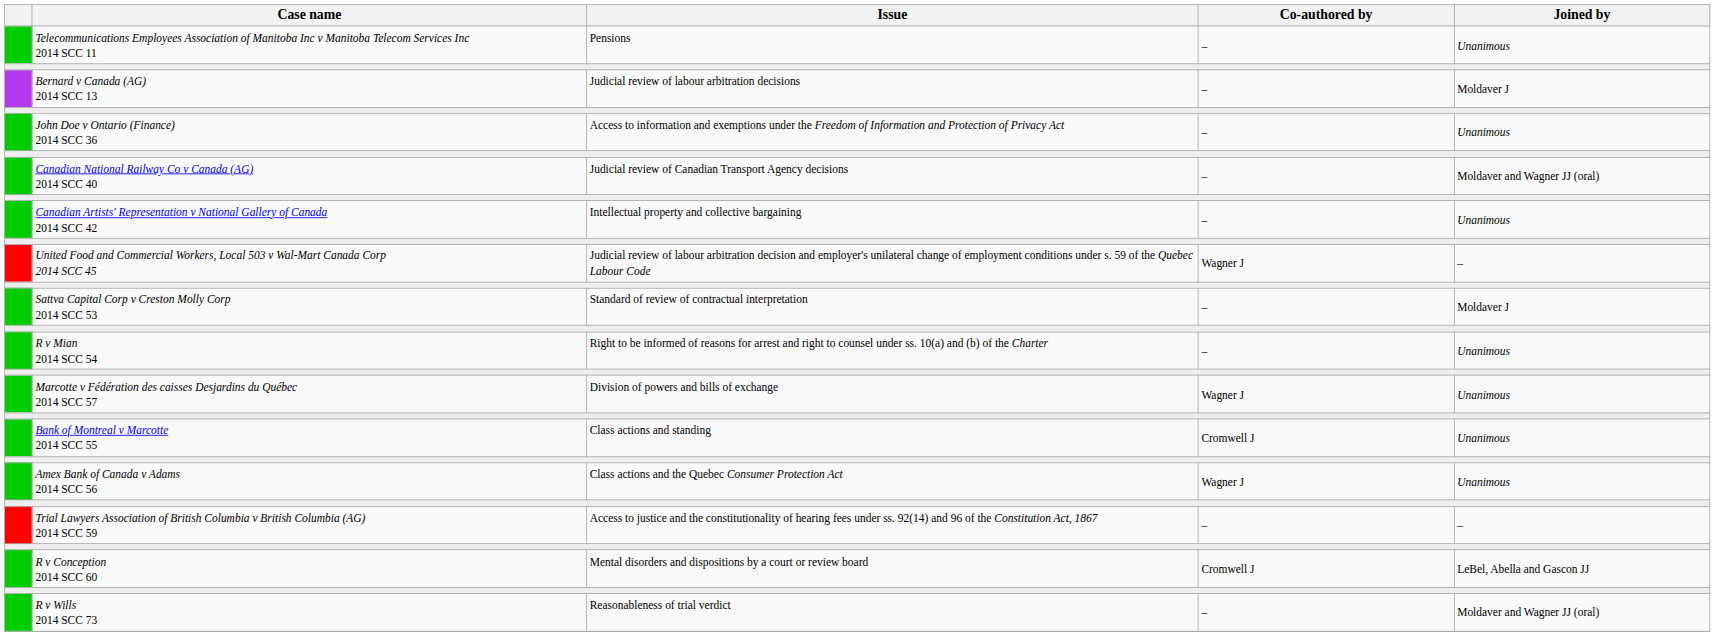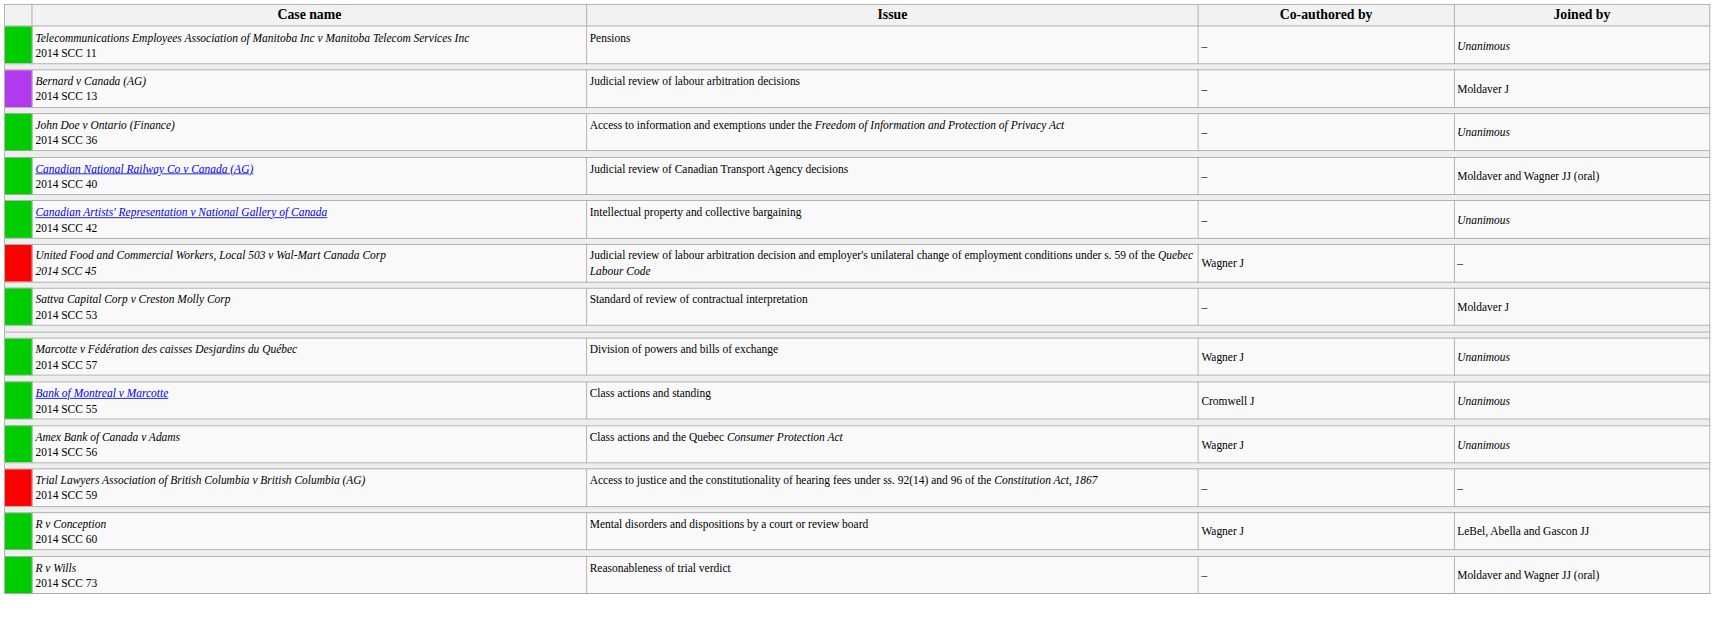- row: (66, 351)
(1228, 569) Cromwell J -> (1223, 532) Wagner J
